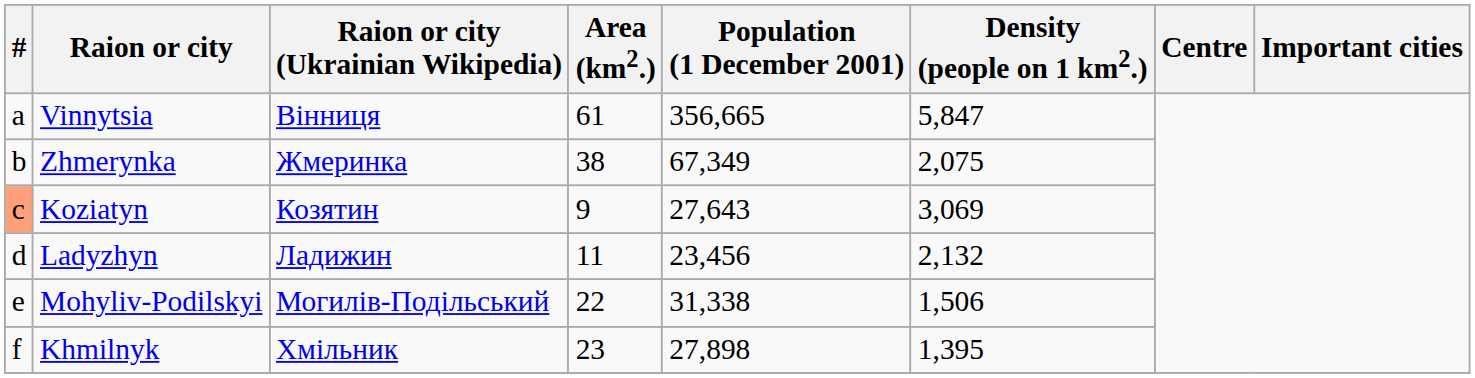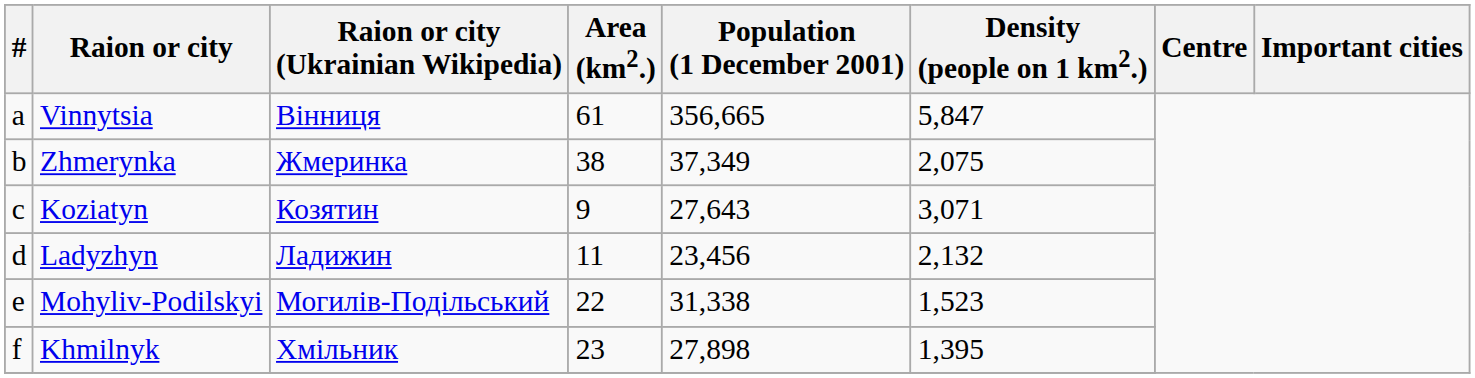(710, 162) 67,349 -> (710, 162) 37,349
(18, 208) lightsalmon background -> (18, 208) no background
(951, 208) 3,069 -> (951, 208) 3,071
(951, 302) 1,506 -> (951, 302) 1,523
